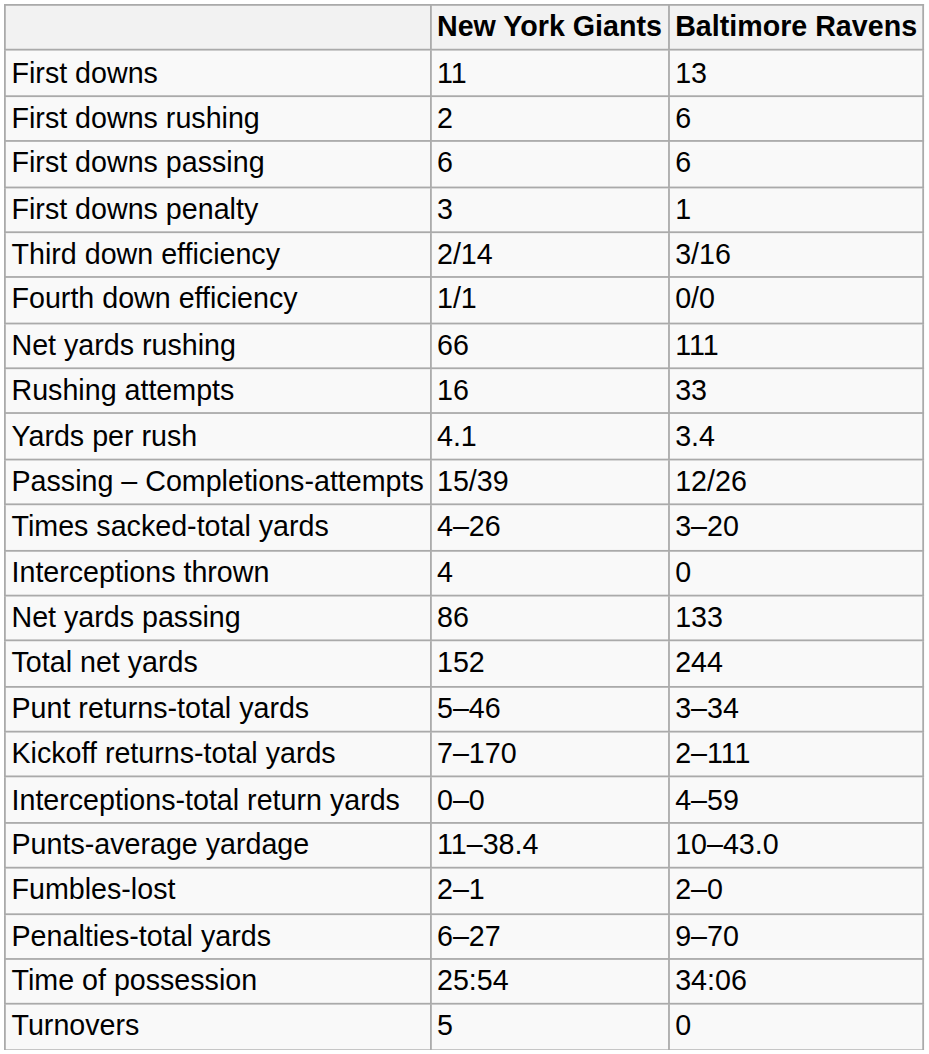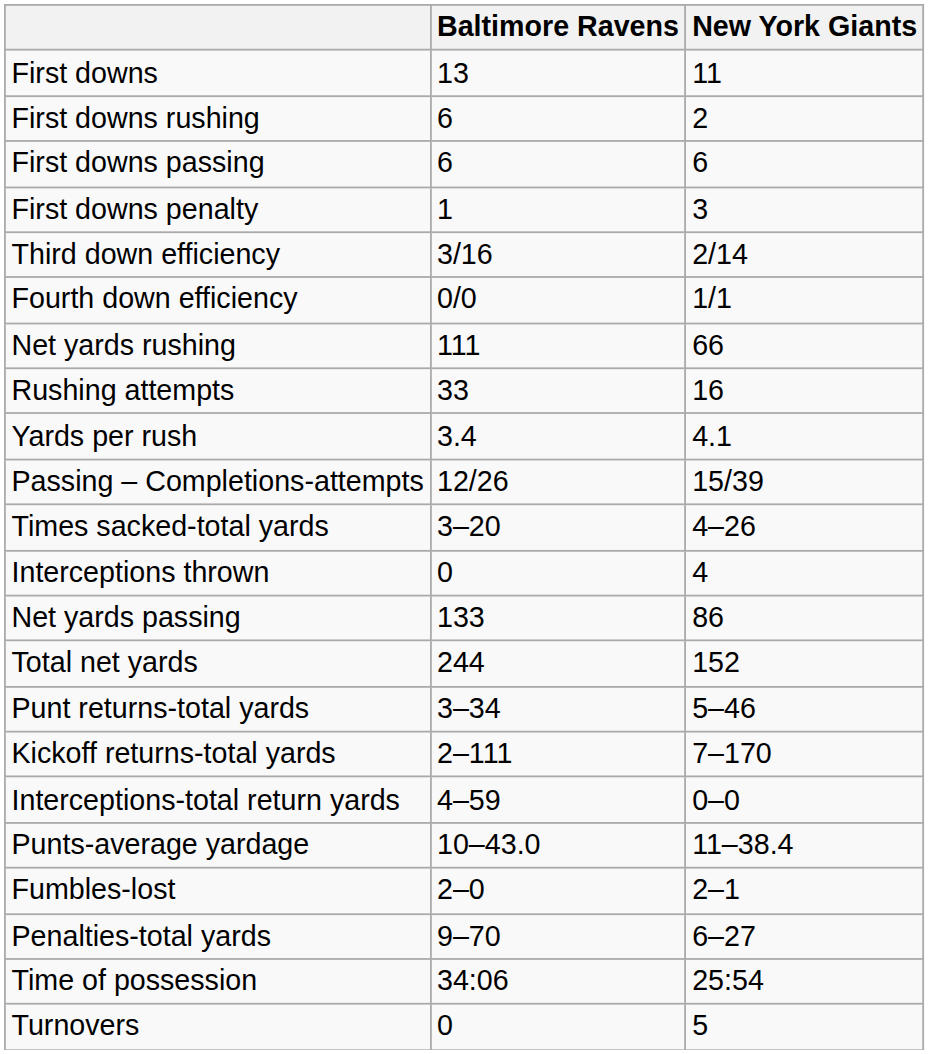columns swapped: (796, 27) <-> (549, 27)
